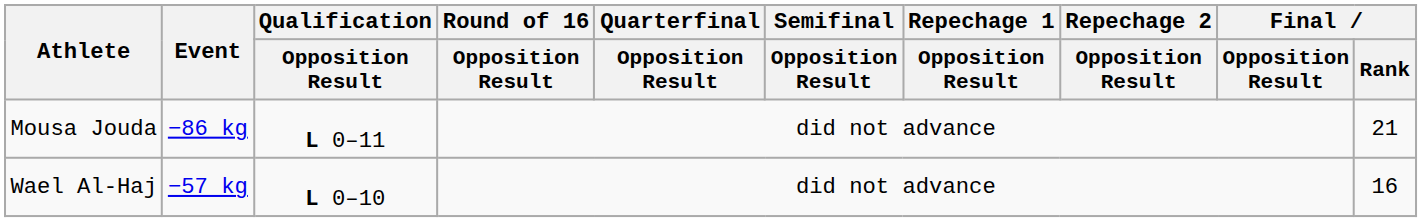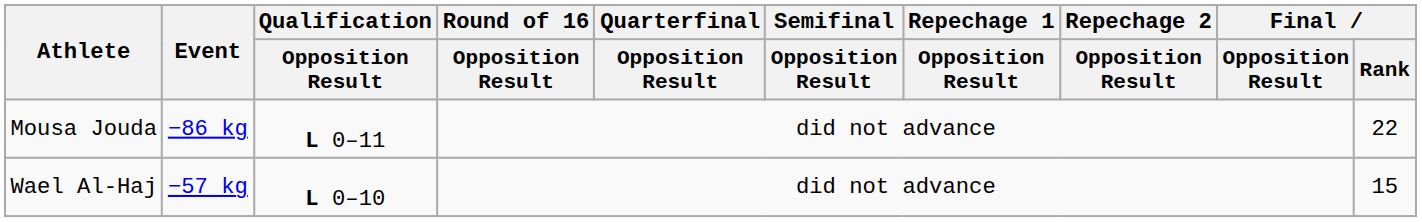(1385, 128) 21 -> (1385, 128) 22
(1385, 187) 16 -> (1385, 187) 15
